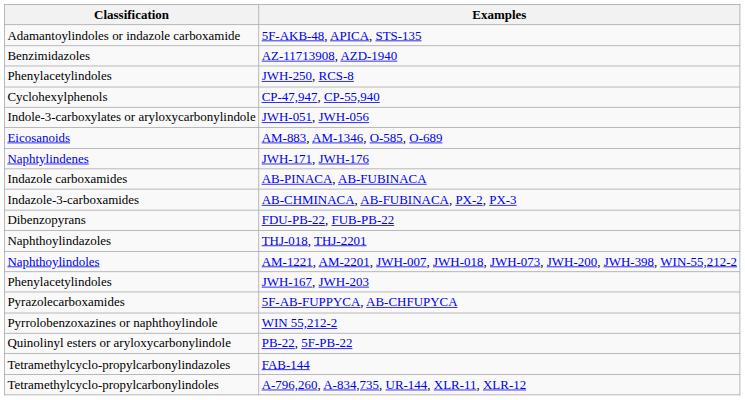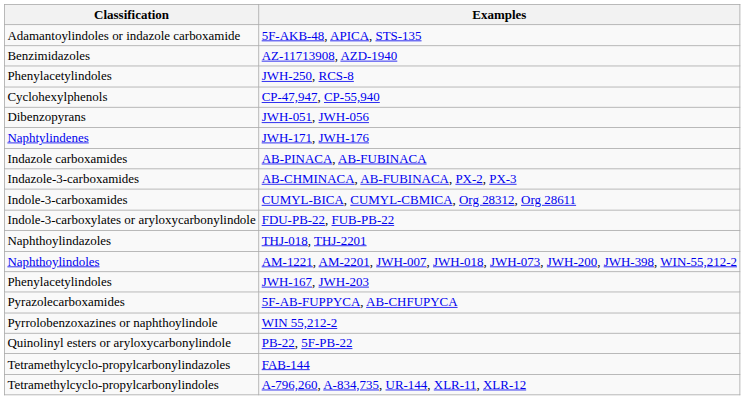(132, 117) Indole-3-carboxylates or aryloxycarbonylindole -> (47, 117) Dibenzopyrans
- row: (352, 138)
+ row: (419, 199)
(47, 220) Dibenzopyrans -> (132, 220) Indole-3-carboxylates or aryloxycarbonylindole
